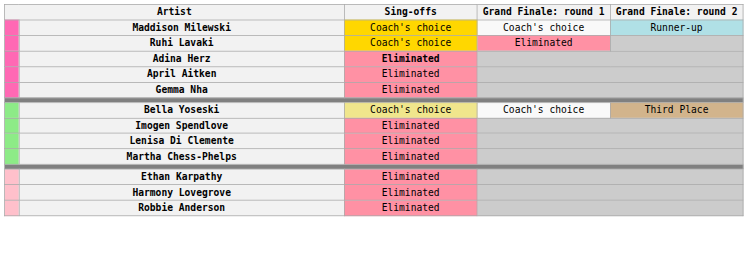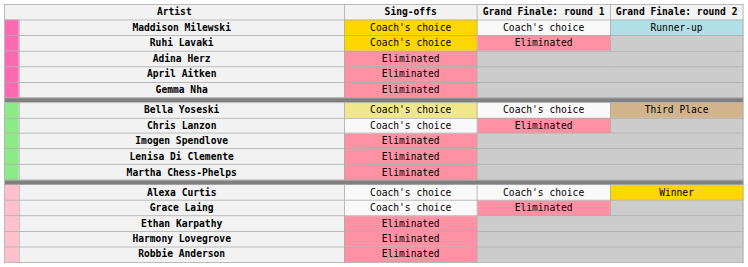(411, 59) bold -> (411, 59) normal
+ row: (182, 126)
+ row: (182, 193)
+ row: (182, 208)
